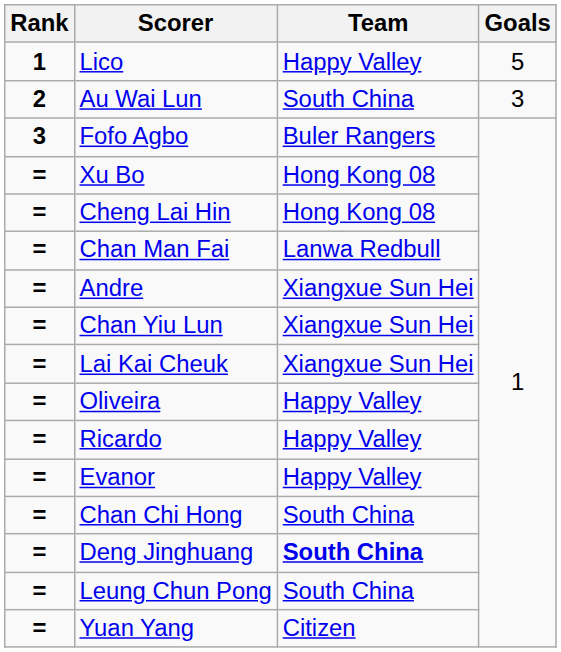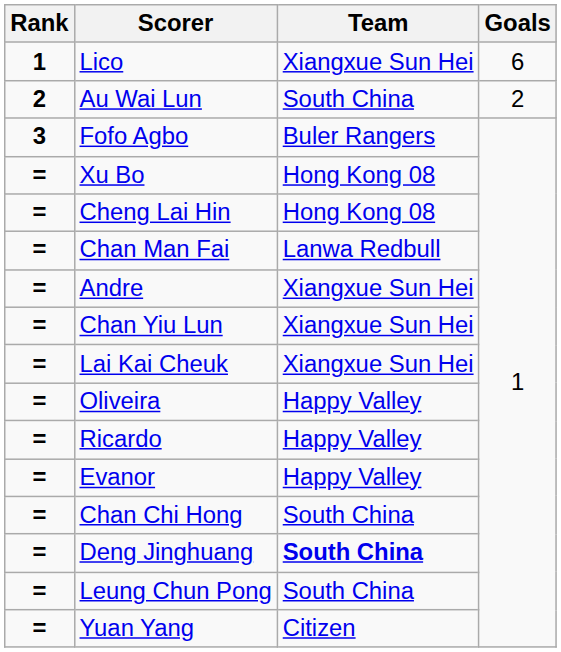(352, 61) Happy Valley -> (378, 61) Xiangxue Sun Hei
(518, 61) 5 -> (518, 61) 6
(518, 99) 3 -> (518, 99) 2
